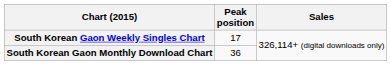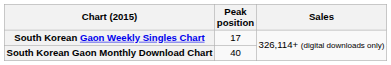(235, 53) 36 -> (235, 53) 40
